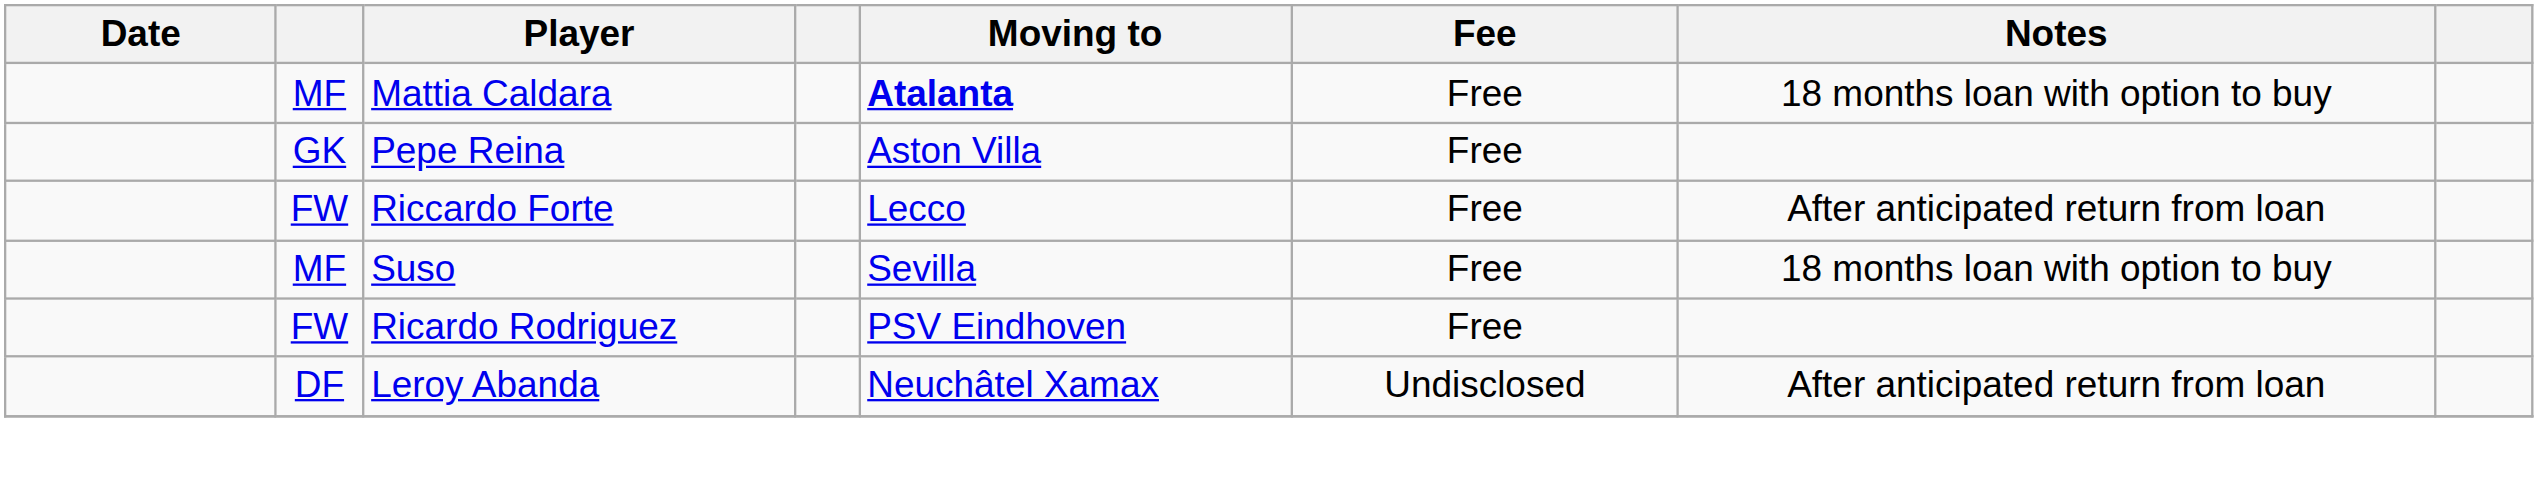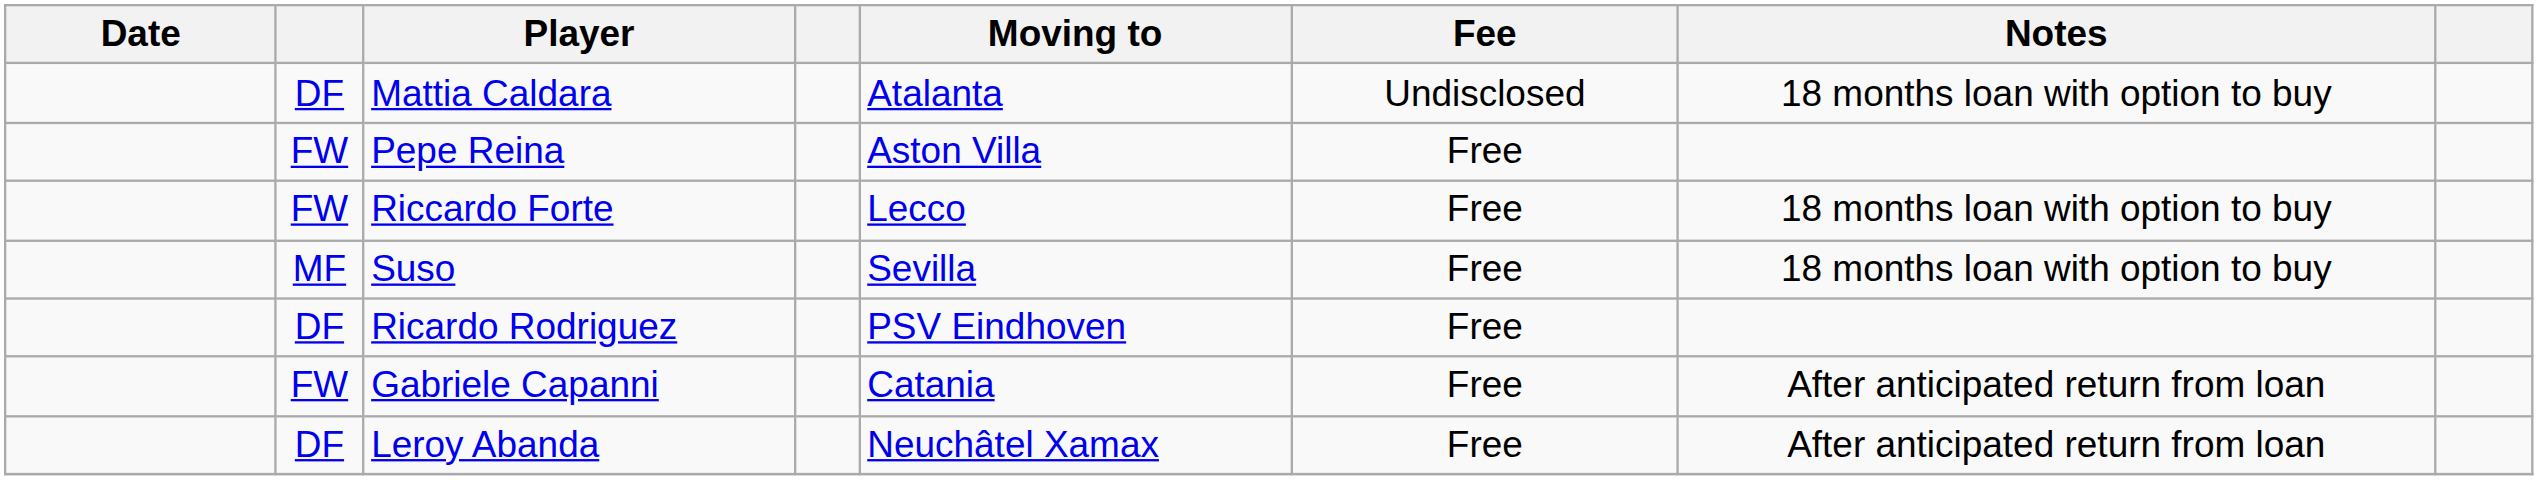(319, 92) MF -> (319, 92) DF
(940, 92) bold -> (935, 92) normal
(1485, 92) Free -> (1485, 92) Undisclosed
(319, 151) GK -> (319, 151) FW
(2056, 209) After anticipated return from loan -> (2056, 209) 18 months loan with option to buy
(319, 326) FW -> (319, 326) DF
+ row: (515, 385)
(1485, 385) Undisclosed -> (1485, 444) Free
